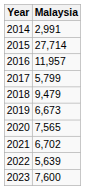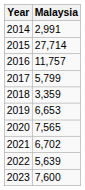(50, 62) 11,957 -> (50, 62) 11,757
(48, 95) 9,479 -> (48, 95) 3,359
(48, 111) 6,673 -> (48, 111) 6,653
